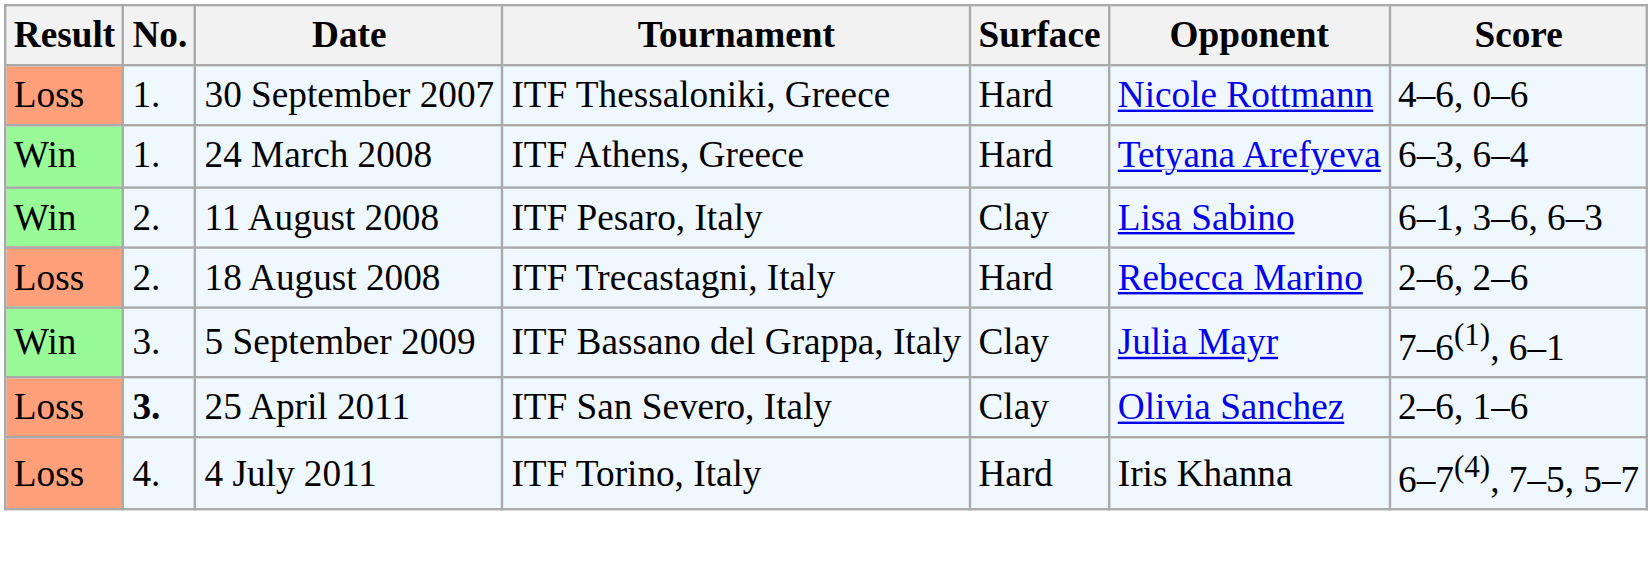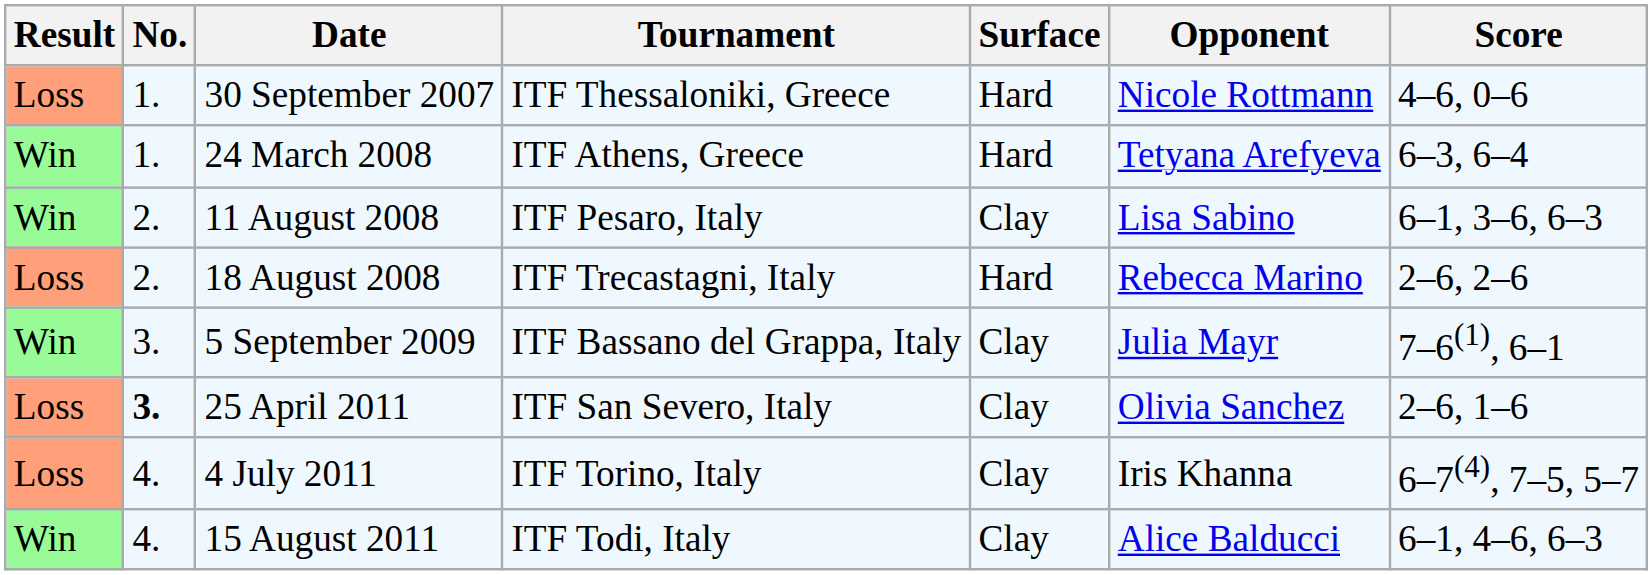(1016, 472) Hard -> (1014, 472) Clay
+ row: (322, 537)
